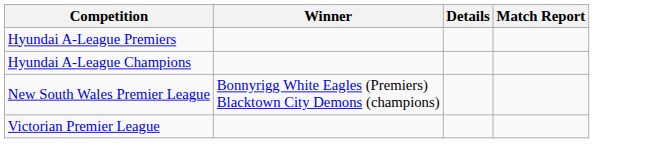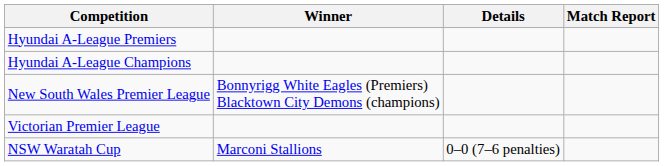+ row: (64, 149)
